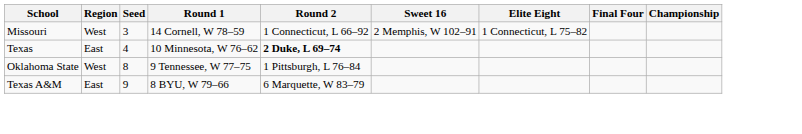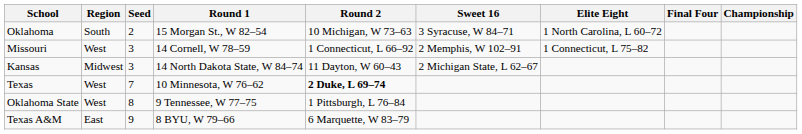+ row: (30, 31)
+ row: (23, 66)
(94, 48) East -> (95, 84) West
(126, 48) 4 -> (131, 84) 7
